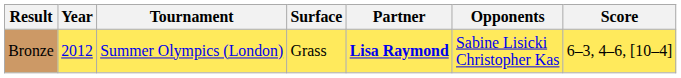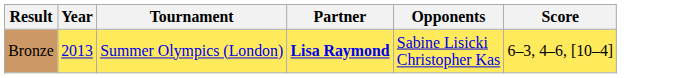- column: (316, 17)
(77, 51) 2012 -> (77, 51) 2013
